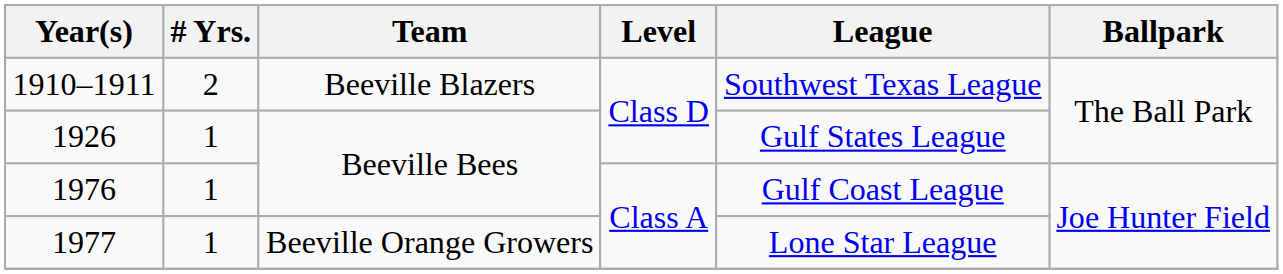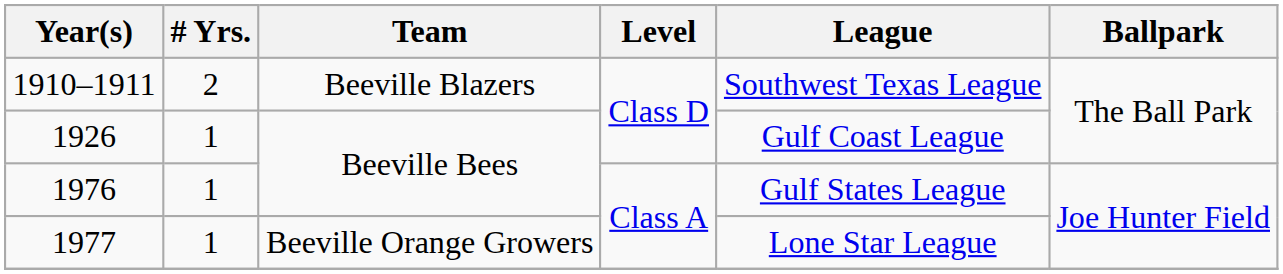(883, 136) Gulf States League -> (883, 136) Gulf Coast League
(883, 189) Gulf Coast League -> (883, 189) Gulf States League
